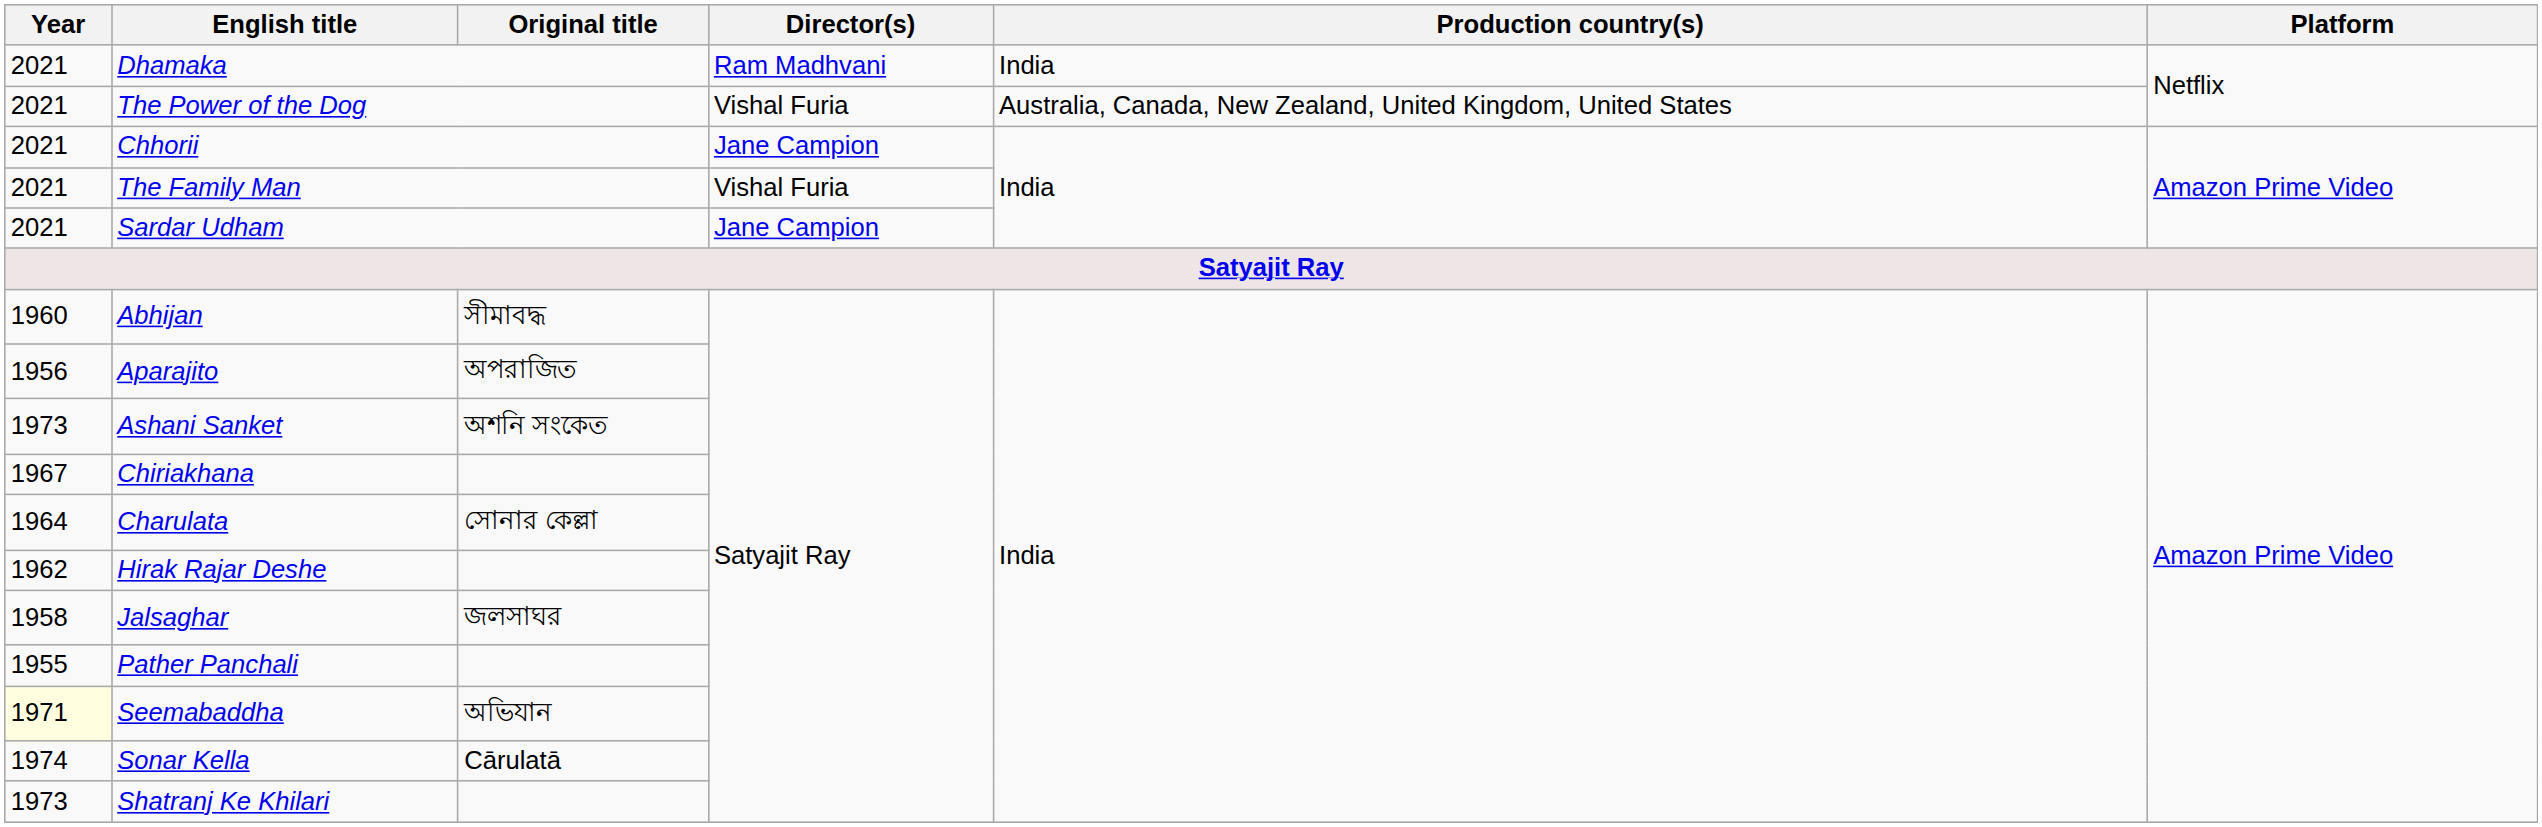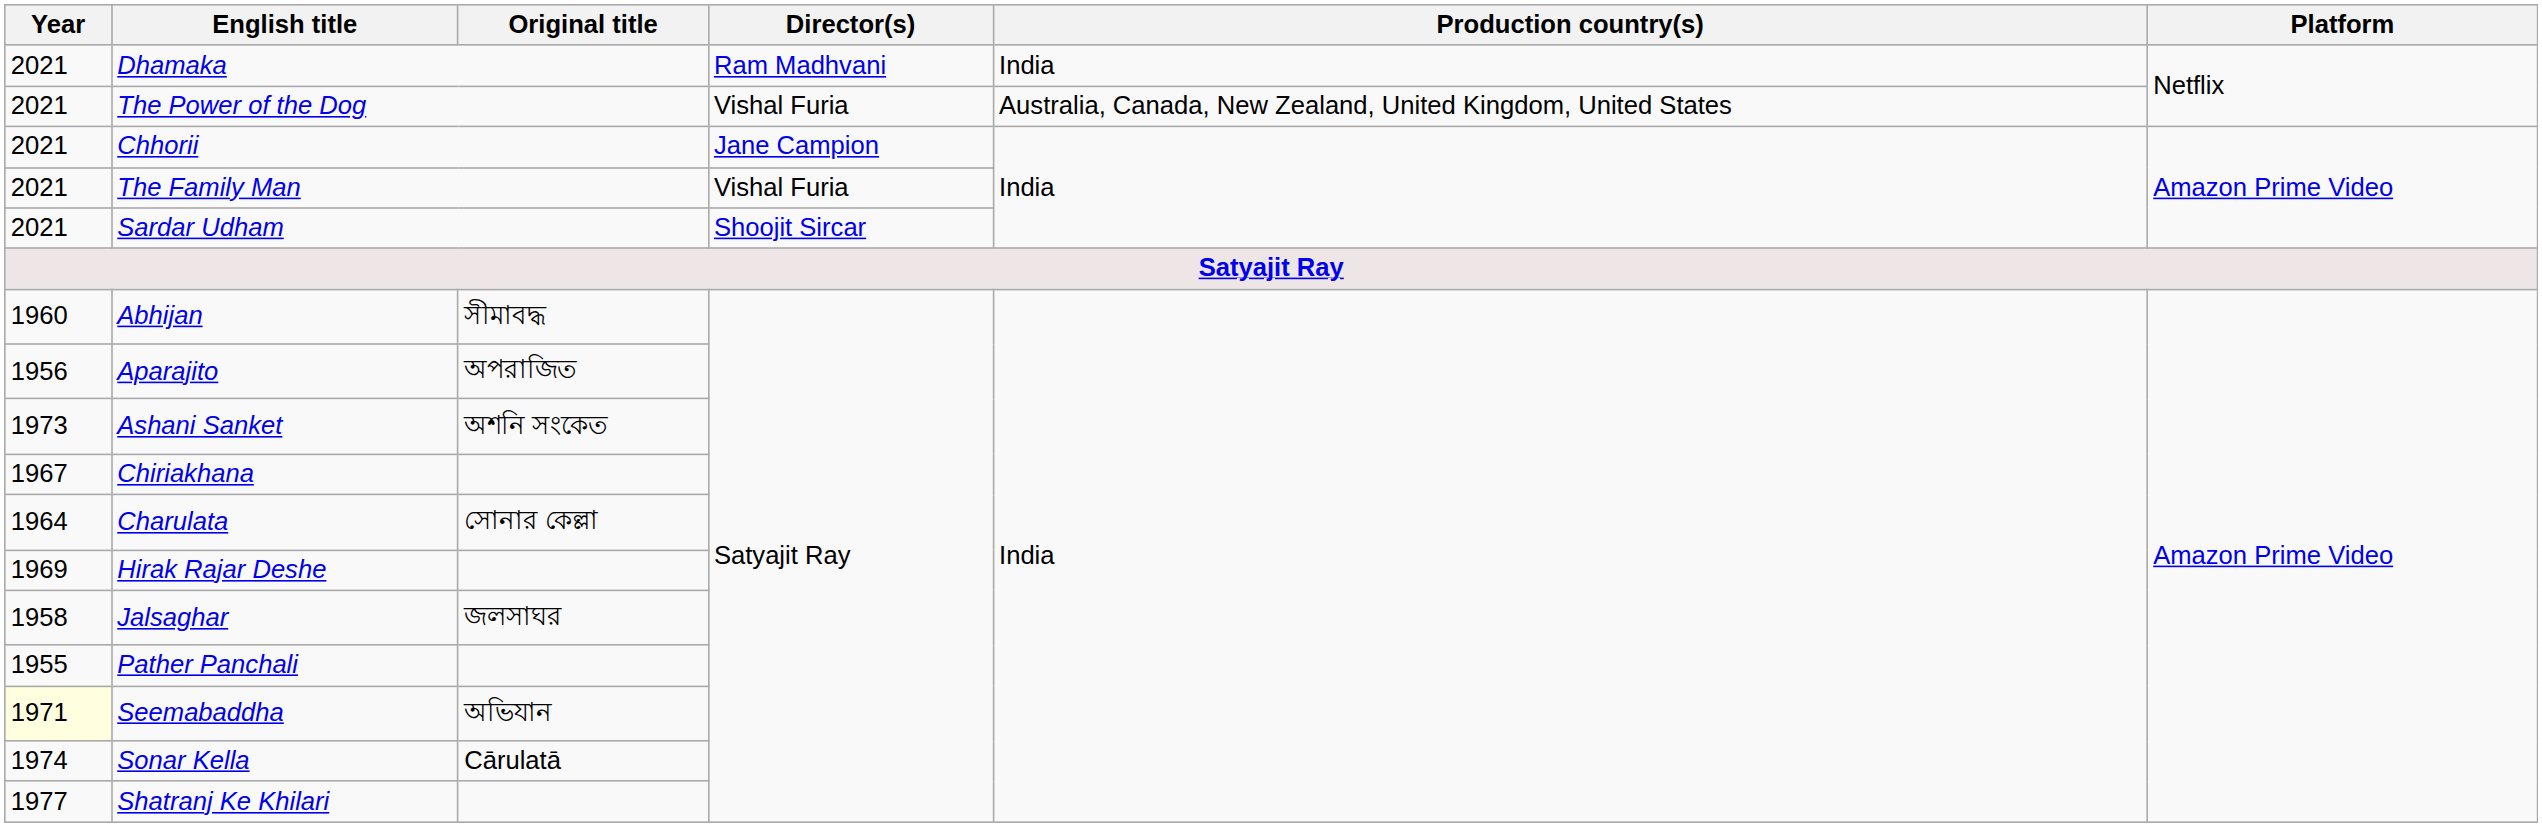(796, 227) Jane Campion -> (790, 227) Shoojit Sircar
(39, 569) 1962 -> (39, 569) 1969
(39, 801) 1973 -> (39, 801) 1977
